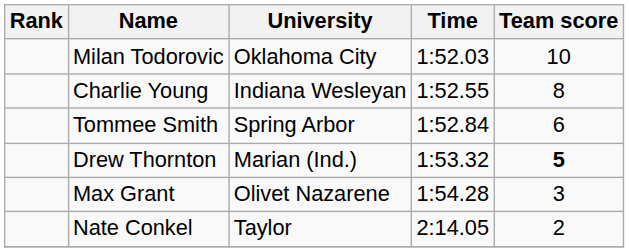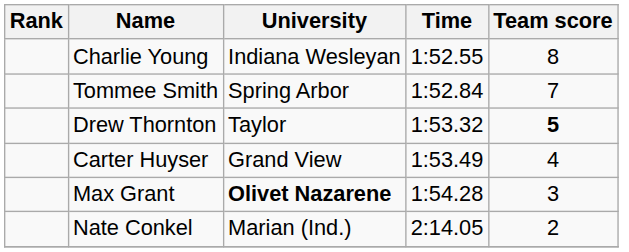- row: (148, 56)
(559, 125) 6 -> (553, 90) 7
(295, 159) Marian (Ind.) -> (257, 125) Taylor
+ row: (141, 159)
(312, 194) normal -> (310, 194) bold
(263, 228) Taylor -> (290, 228) Marian (Ind.)
